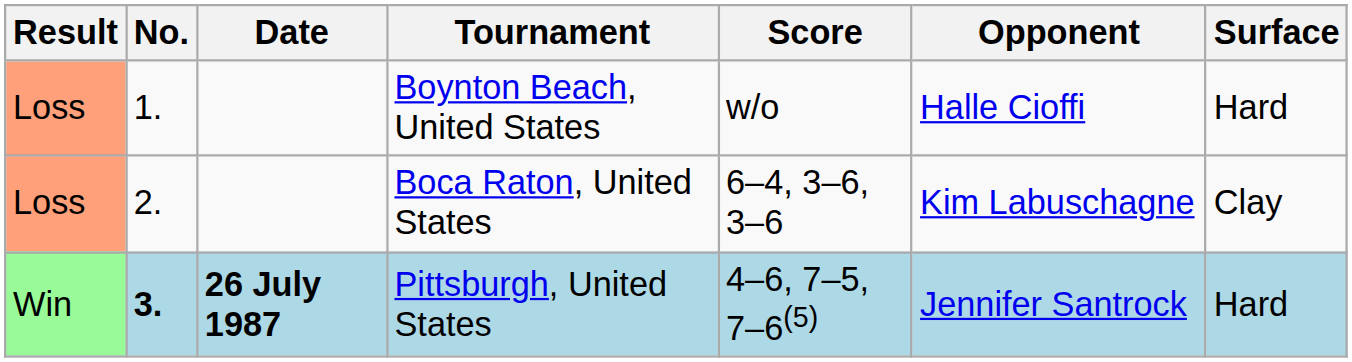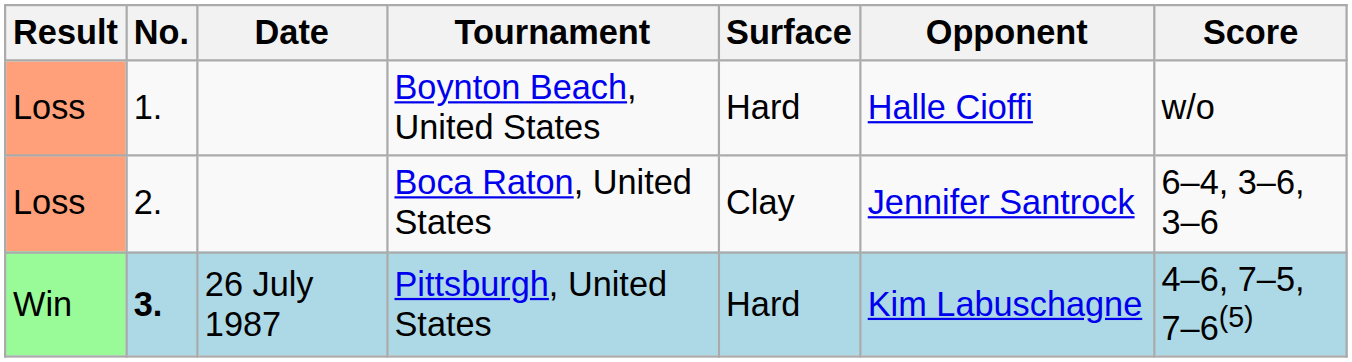columns swapped: (1277, 31) <-> (815, 31)
(1057, 202) Kim Labuschagne -> (1001, 202) Jennifer Santrock
(263, 302) bold -> (259, 302) normal
(1053, 302) Jennifer Santrock -> (1005, 302) Kim Labuschagne
